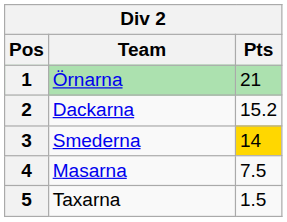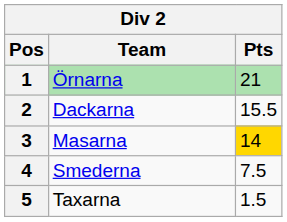(258, 110) 15.2 -> (258, 110) 15.5
(97, 140) Smederna -> (90, 140) Masarna
(90, 170) Masarna -> (97, 170) Smederna
